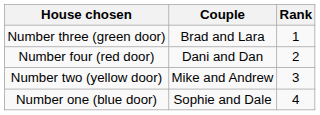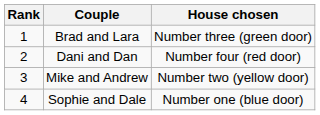columns swapped: (296, 15) <-> (86, 15)
